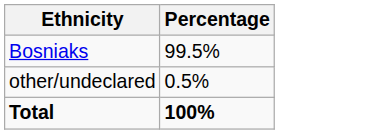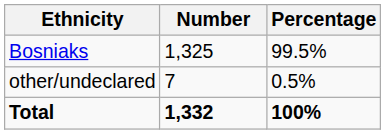+ column: (213, 19)
